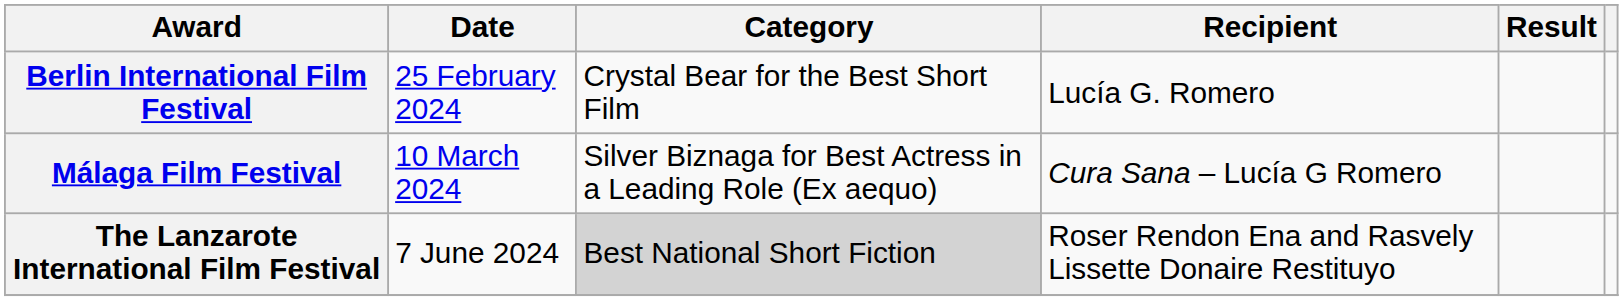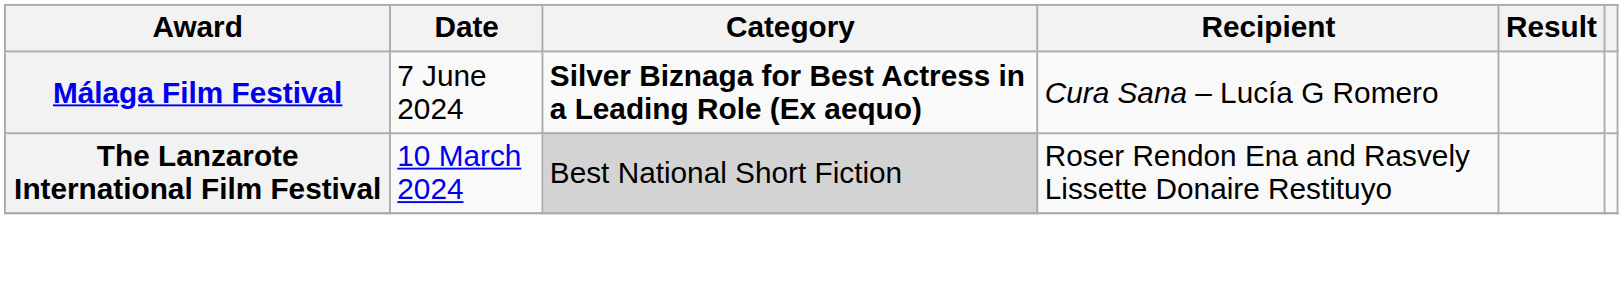- row: (197, 92)
(457, 172) 10 March 2024 -> (442, 92) 7 June 2024
(803, 172) normal -> (787, 92) bold
(477, 253) 7 June 2024 -> (459, 172) 10 March 2024
